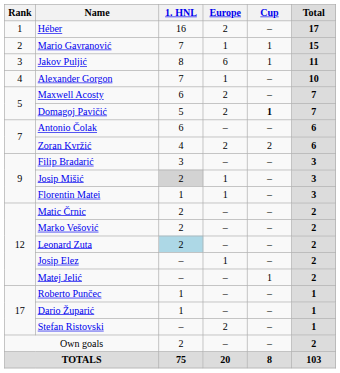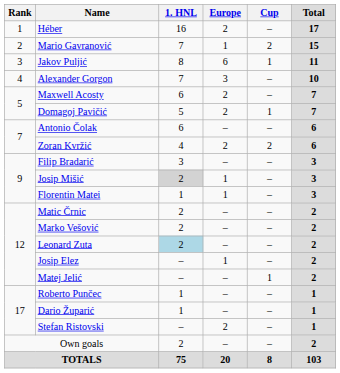(270, 46) 1 -> (270, 46) 2
(225, 79) 1 -> (225, 79) 3
(270, 112) bold -> (270, 112) normal
